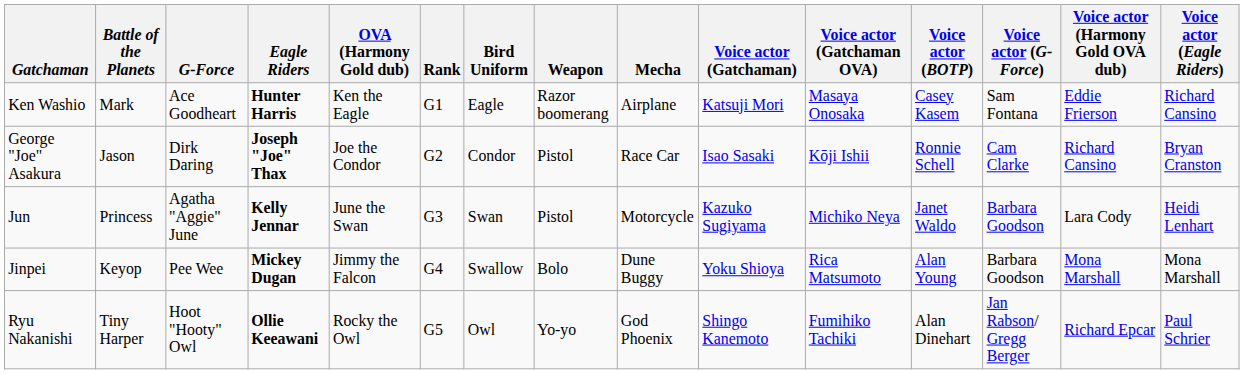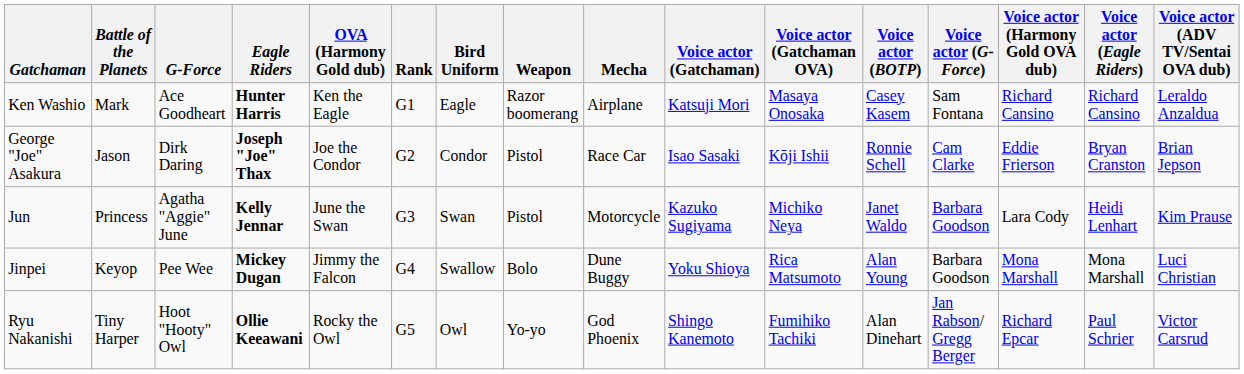+ column: (1197, 43)
(1091, 104) Eddie Frierson -> (1028, 104) Richard Cansino
(1090, 156) Richard Cansino -> (1028, 156) Eddie Frierson
